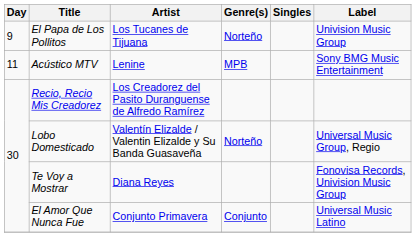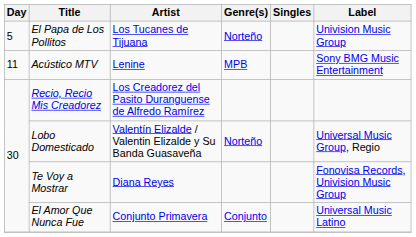(10, 36) 9 -> (10, 36) 5
